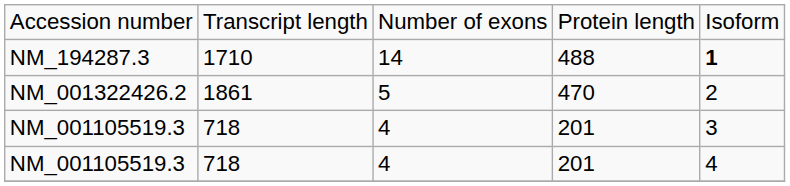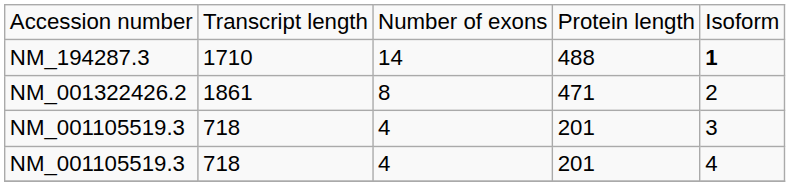(384, 92) 5 -> (384, 92) 8
(576, 92) 470 -> (576, 92) 471
